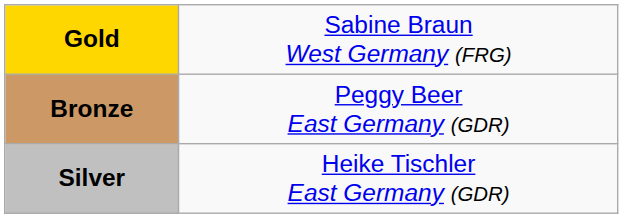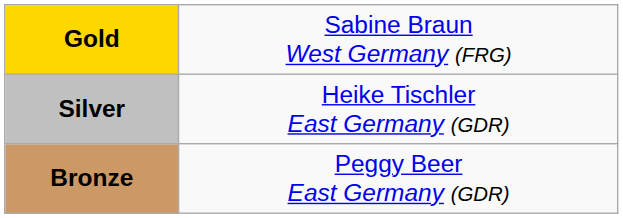rows swapped: (92, 177) <-> (92, 108)
